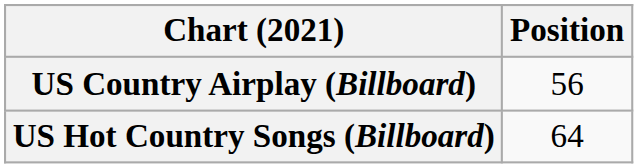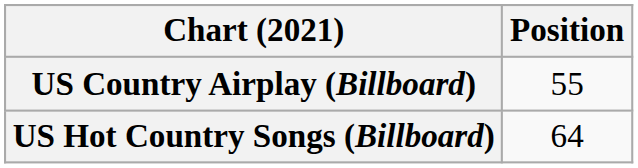(567, 83) 56 -> (567, 83) 55
